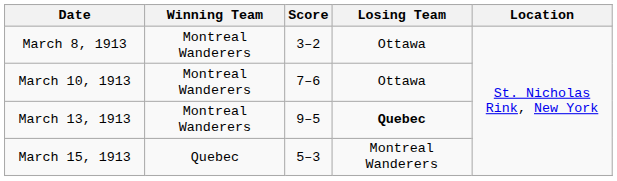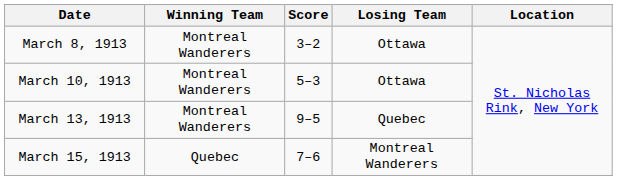(308, 82) 7–6 -> (308, 82) 5–3
(402, 120) bold -> (402, 120) normal
(308, 157) 5–3 -> (308, 157) 7–6
